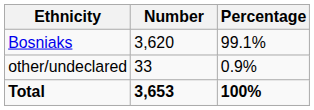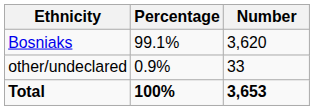columns swapped: (174, 17) <-> (264, 17)
